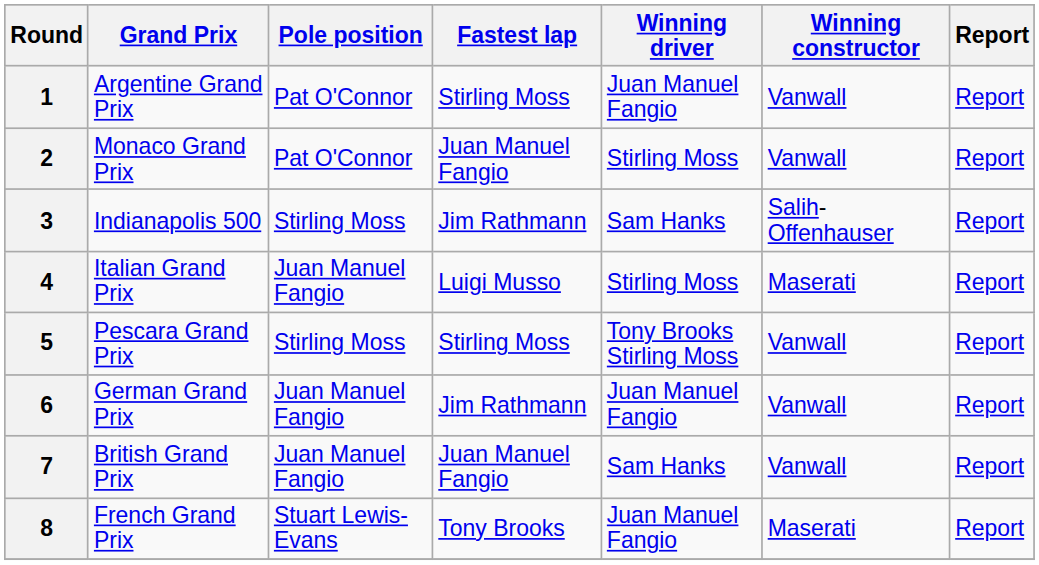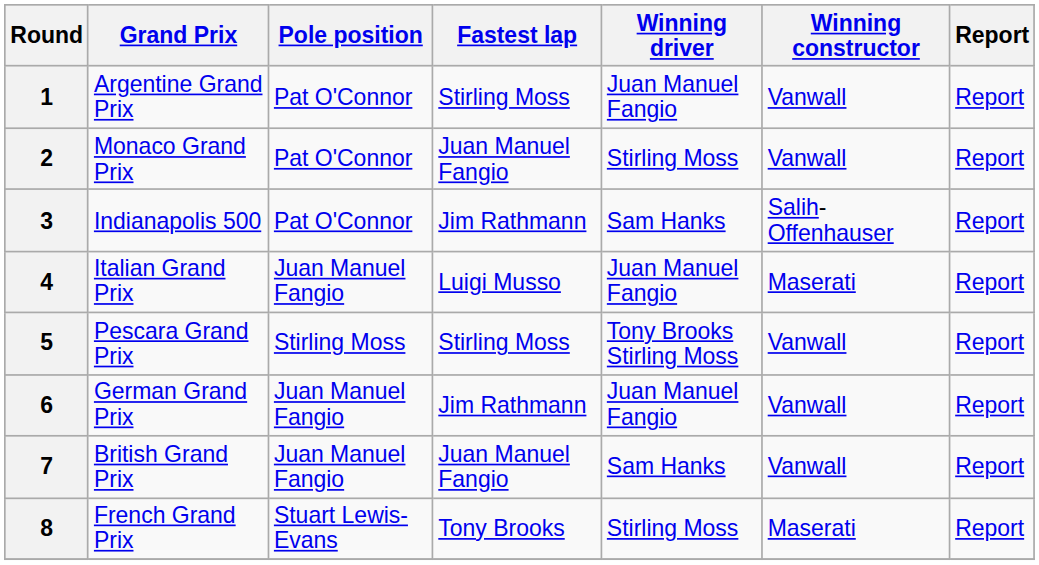(340, 220) Stirling Moss -> (343, 220) Pat O'Connor
(673, 282) Stirling Moss -> (673, 282) Juan Manuel Fangio
(673, 528) Juan Manuel Fangio -> (673, 528) Stirling Moss
